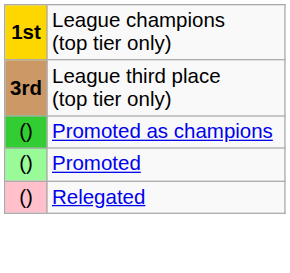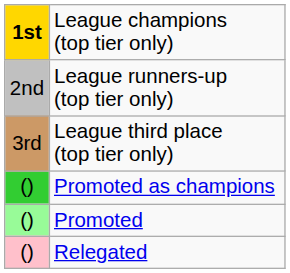+ row: (141, 87)
(26, 87) bold -> (27, 143) normal
